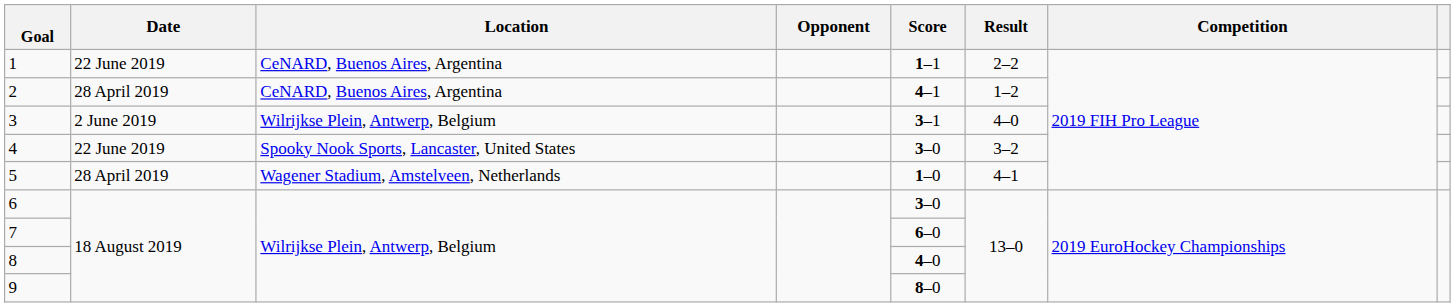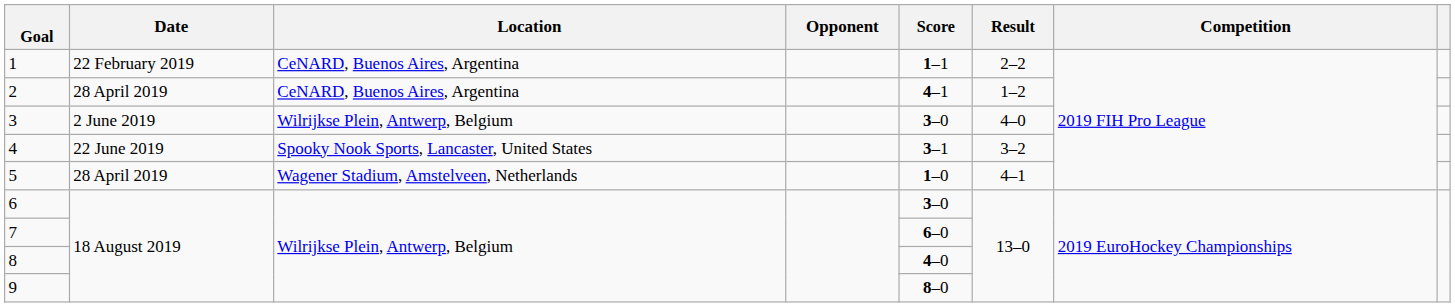(120, 64) 22 June 2019 -> (134, 64) 22 February 2019
(928, 120) 3–1 -> (936, 120) 3–0
(928, 148) 3–0 -> (936, 148) 3–1
